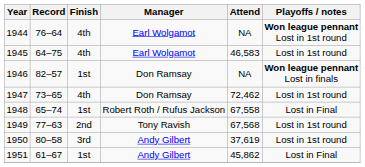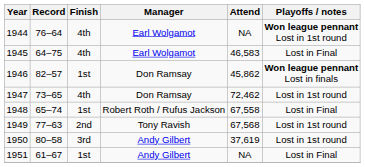(311, 53) Lost in 1st round -> (311, 53) Lost in Final
(245, 73) NA -> (245, 73) 45,862
(245, 155) 45,862 -> (245, 155) NA
